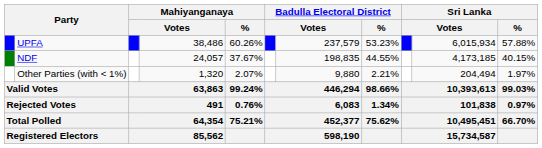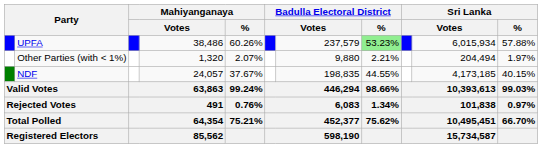(382, 43) no background -> (382, 43) lightgreen background
rows swapped: (27, 58) <-> (72, 74)
